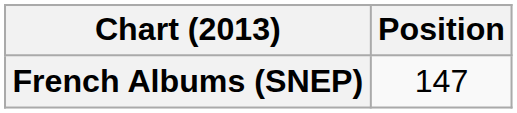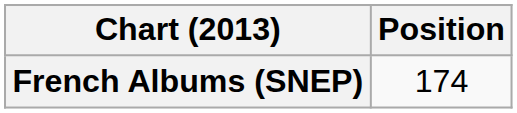(442, 81) 147 -> (442, 81) 174
